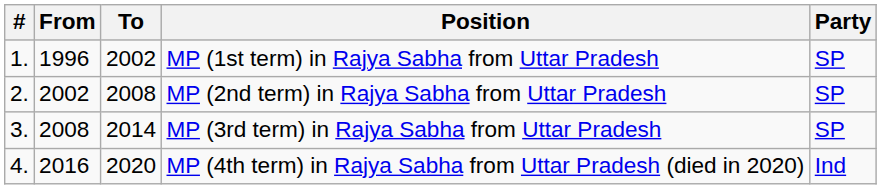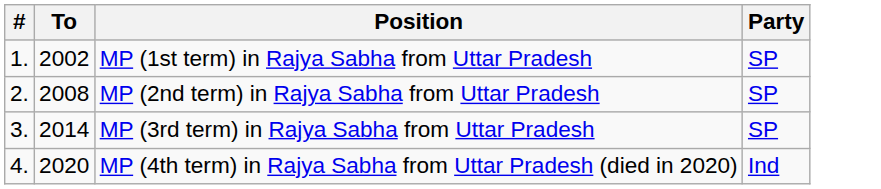- column: (67, 22)
